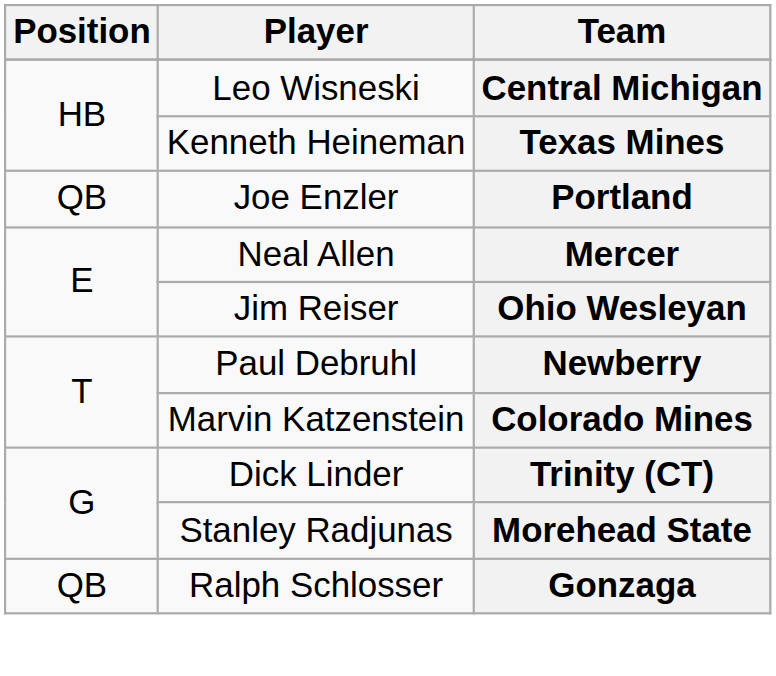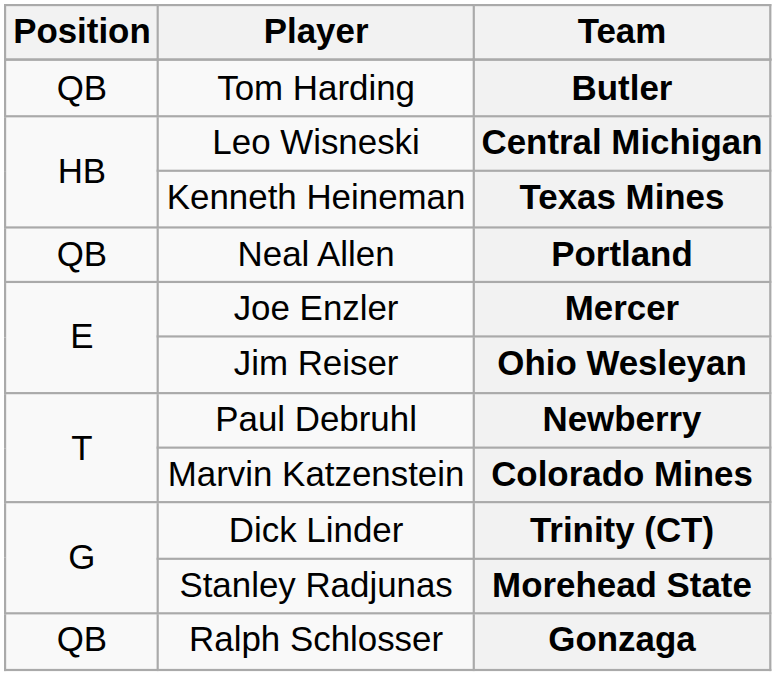+ row: (622, 87)
(316, 198) Joe Enzler -> (316, 253) Neal Allen
(316, 253) Neal Allen -> (316, 308) Joe Enzler
